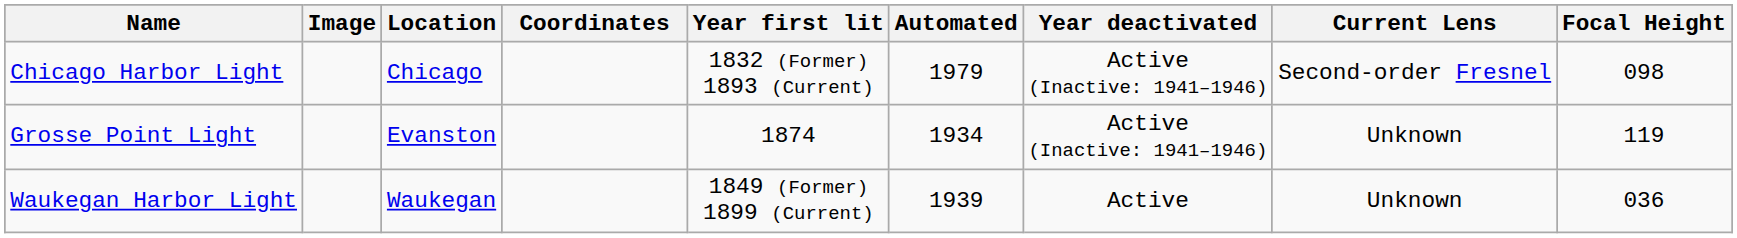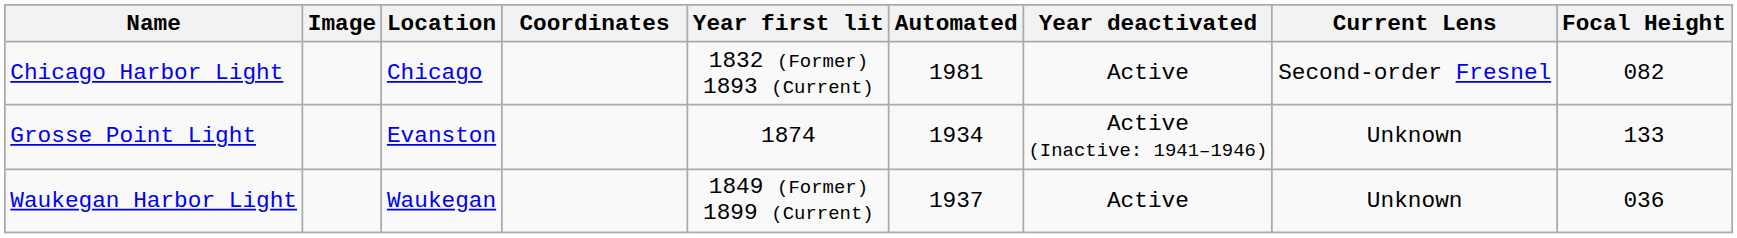(956, 74) 1979 -> (956, 74) 1981
(1148, 73) Active (Inactive: 1941–1946) -> (1148, 74) Active
(1644, 74) 098 -> (1644, 74) 082
(1644, 137) 119 -> (1644, 137) 133
(956, 200) 1939 -> (956, 200) 1937
